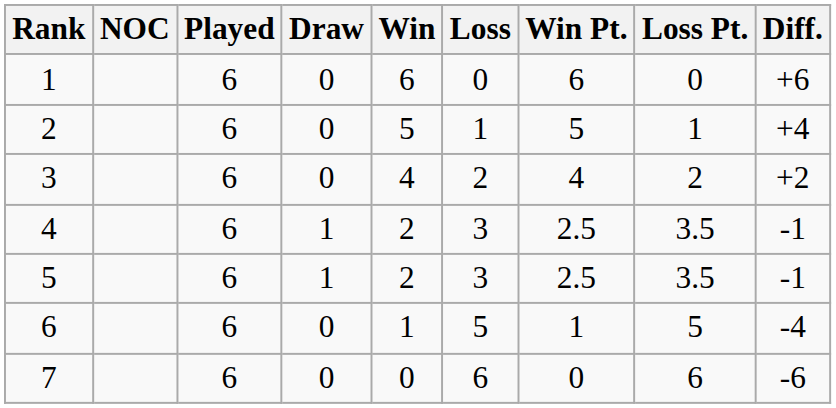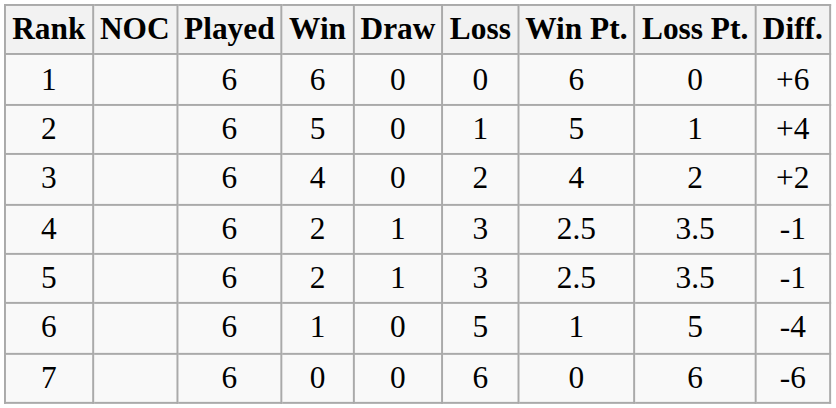columns swapped: (407, 29) <-> (327, 29)
